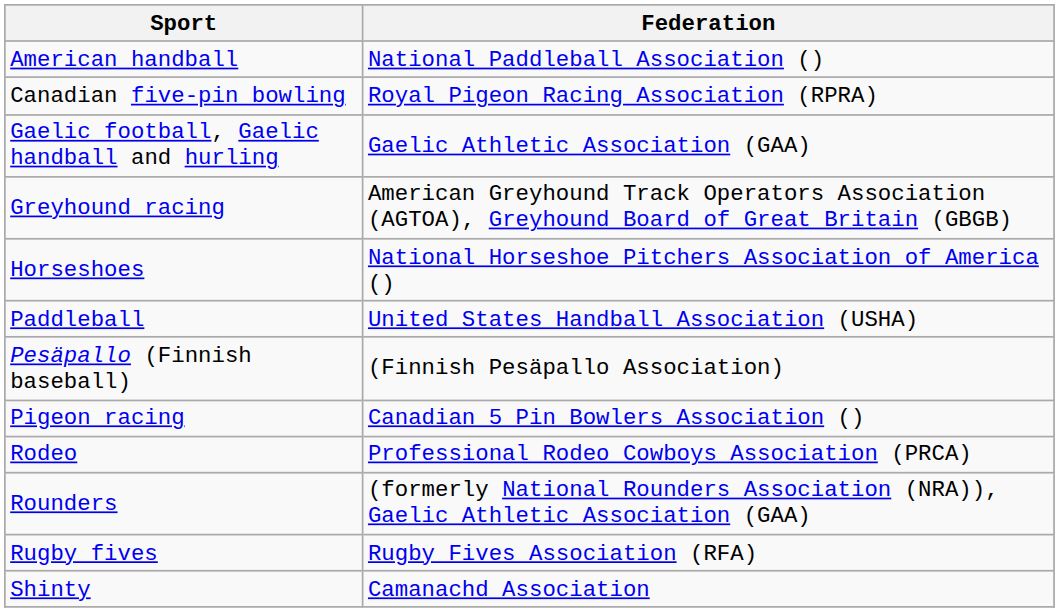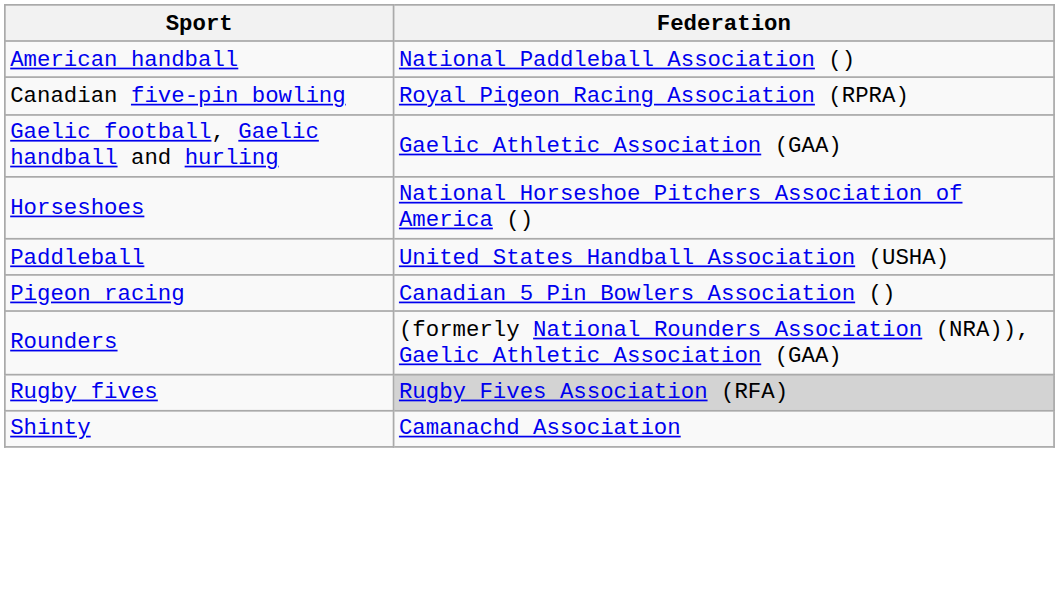- row: (118, 208)
- row: (131, 368)
- row: (44, 454)
(563, 553) no background -> (594, 392) lightgrey background
